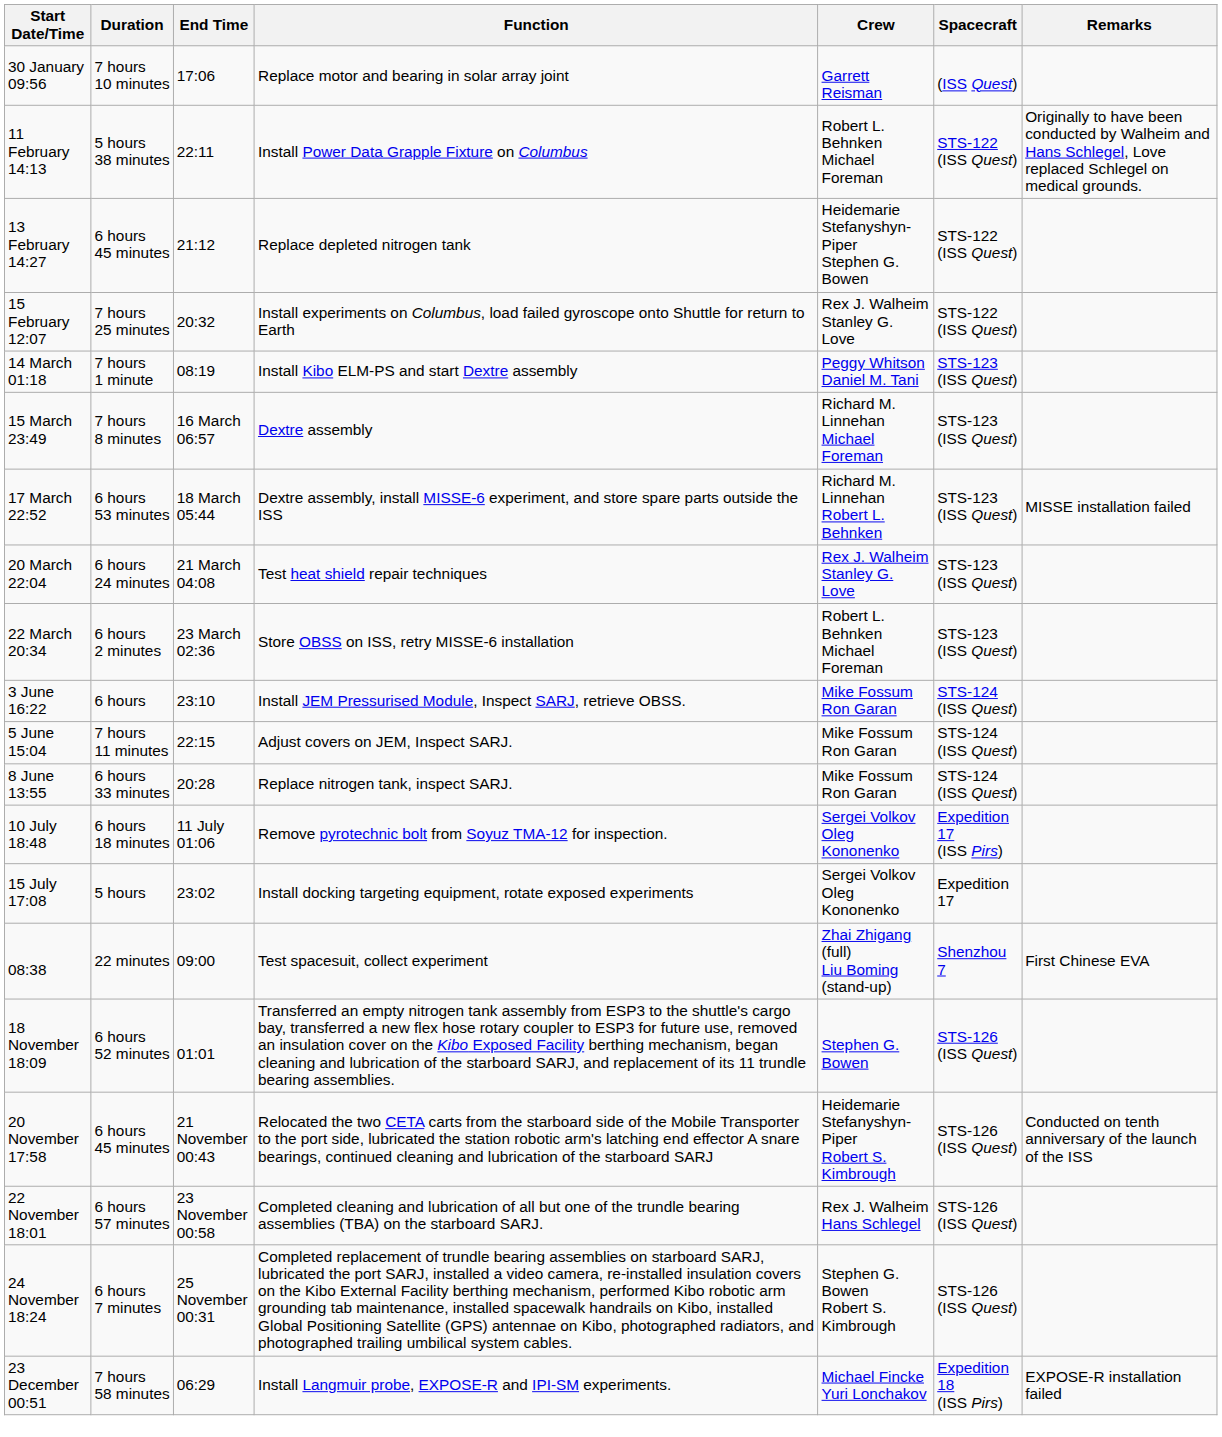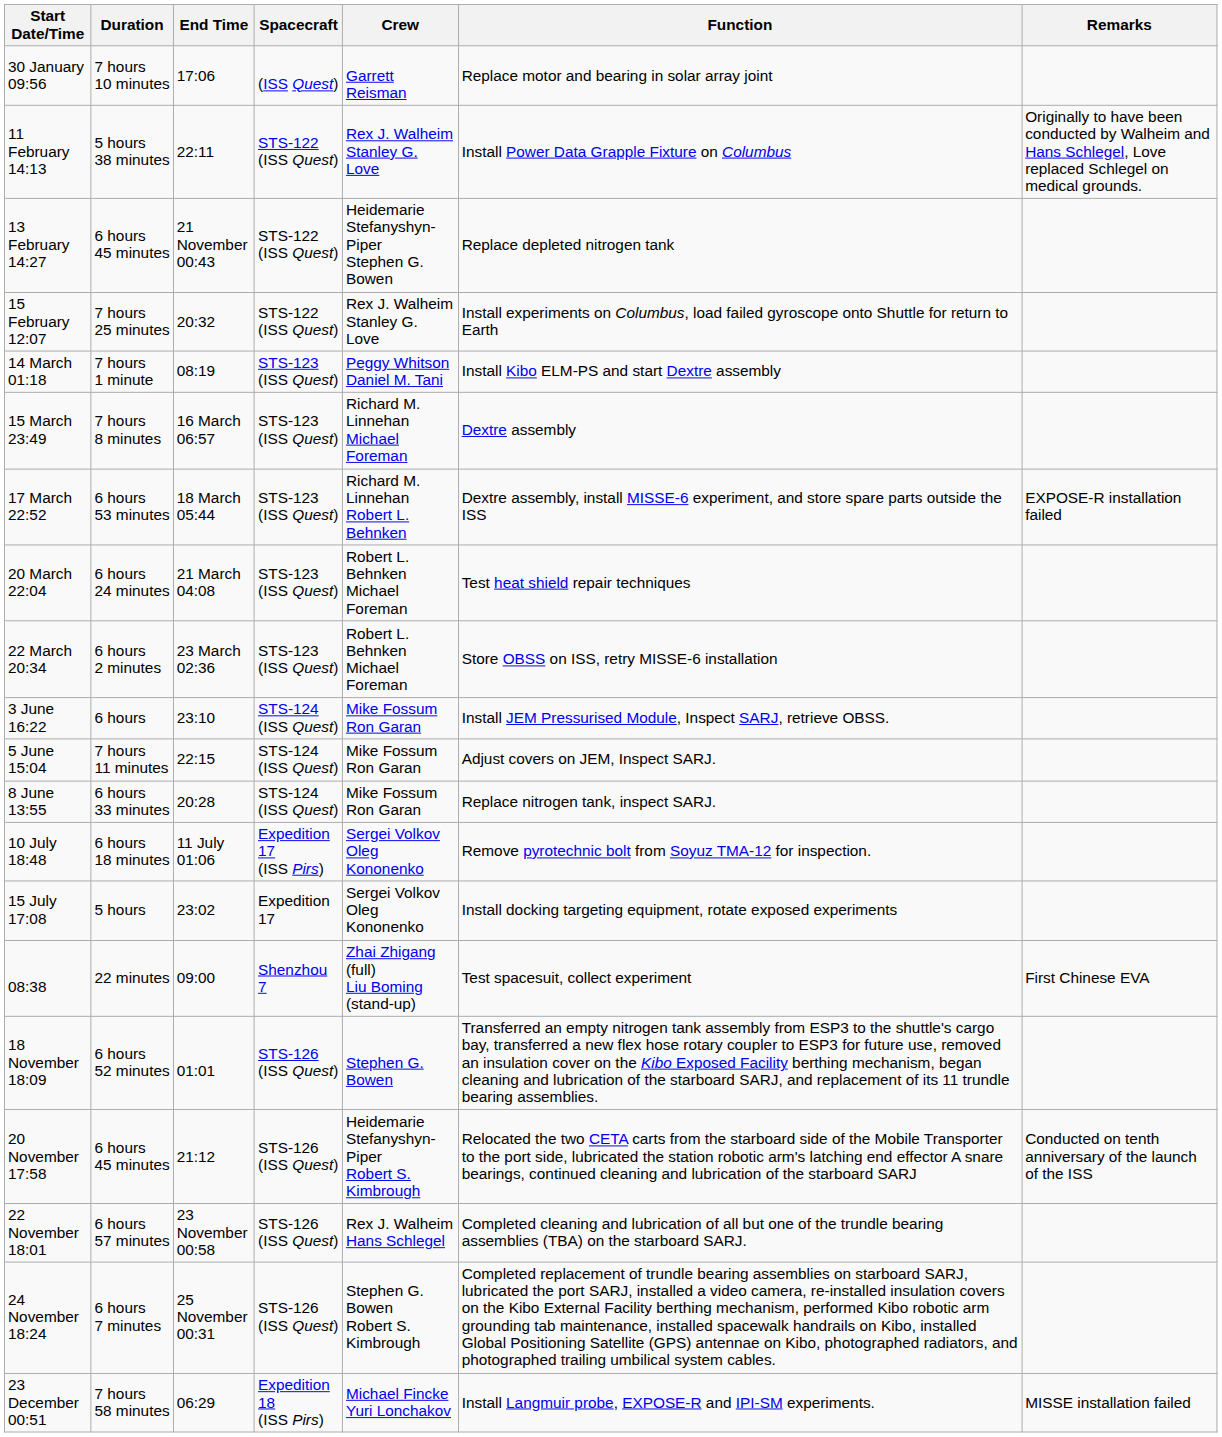columns swapped: (978, 25) <-> (536, 25)
(853, 151) Robert L. Behnken Michael Foreman -> (399, 151) Rex J. Walheim Stanley G. Love
(196, 245) 21:12 -> (212, 245) 21 November 00:43
(1108, 506) MISSE installation failed -> (1103, 506) EXPOSE-R installation failed
(875, 574) Rex J. Walheim Stanley G. Love -> (378, 583) Robert L. Behnken Michael Foreman
(212, 1139) 21 November 00:43 -> (196, 1156) 21:12
(1103, 1385) EXPOSE-R installation failed -> (1108, 1402) MISSE installation failed
